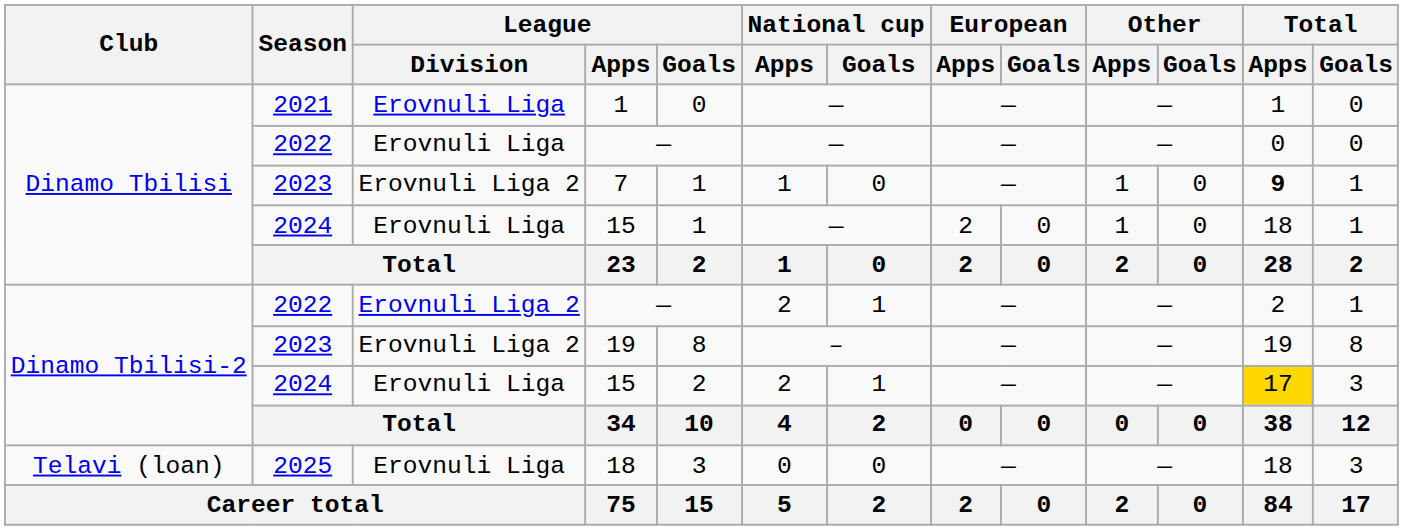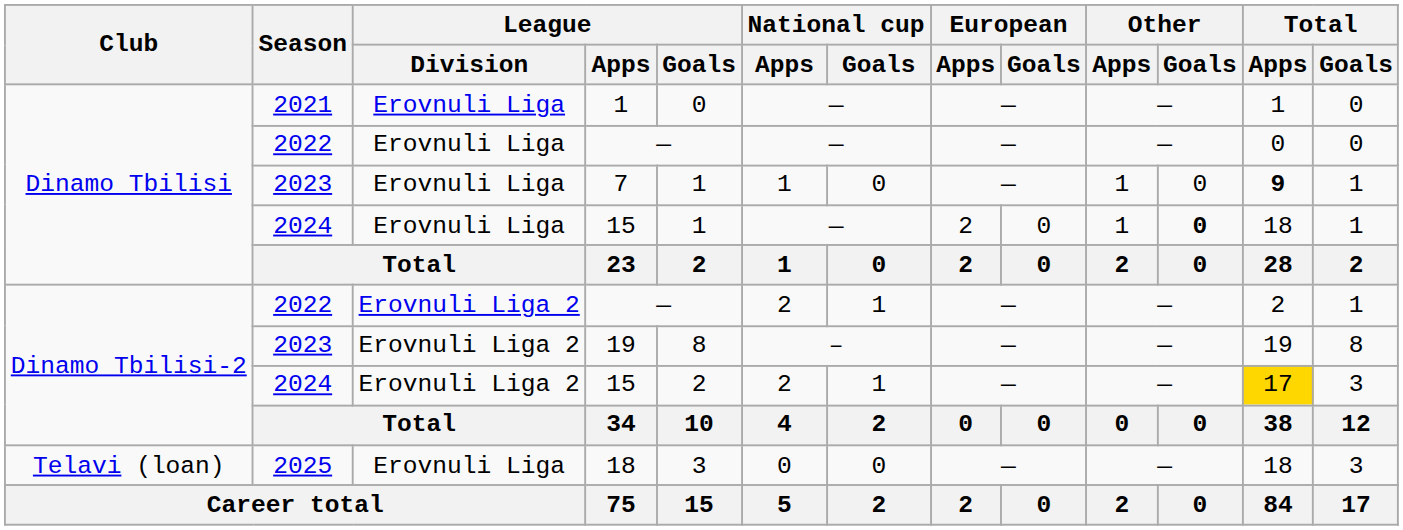(469, 185) Erovnuli Liga 2 -> (469, 185) Erovnuli Liga
(1200, 225) normal -> (1200, 225) bold
(469, 385) Erovnuli Liga -> (469, 385) Erovnuli Liga 2
